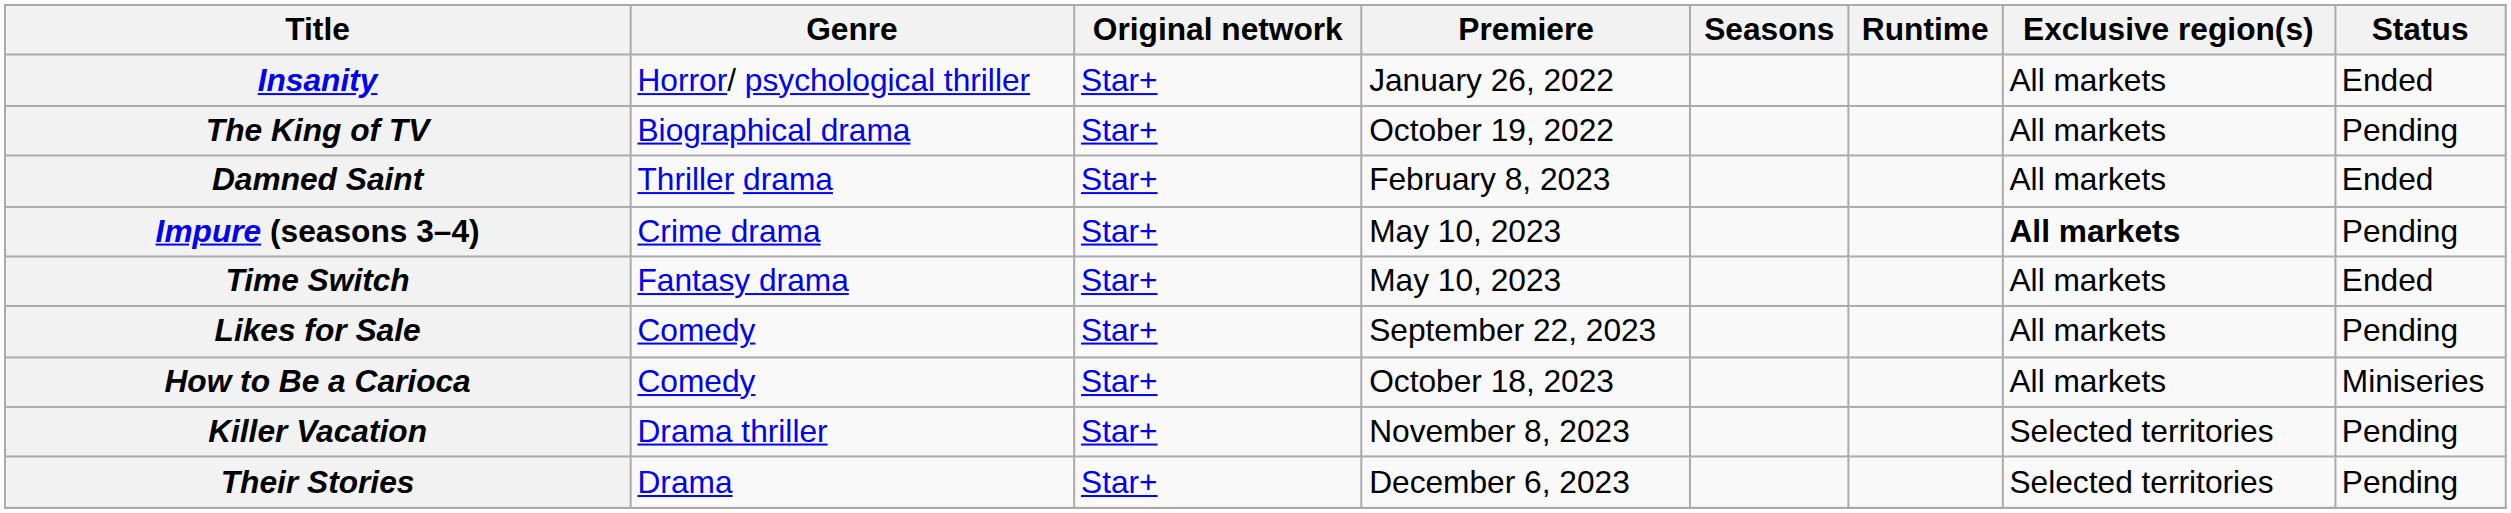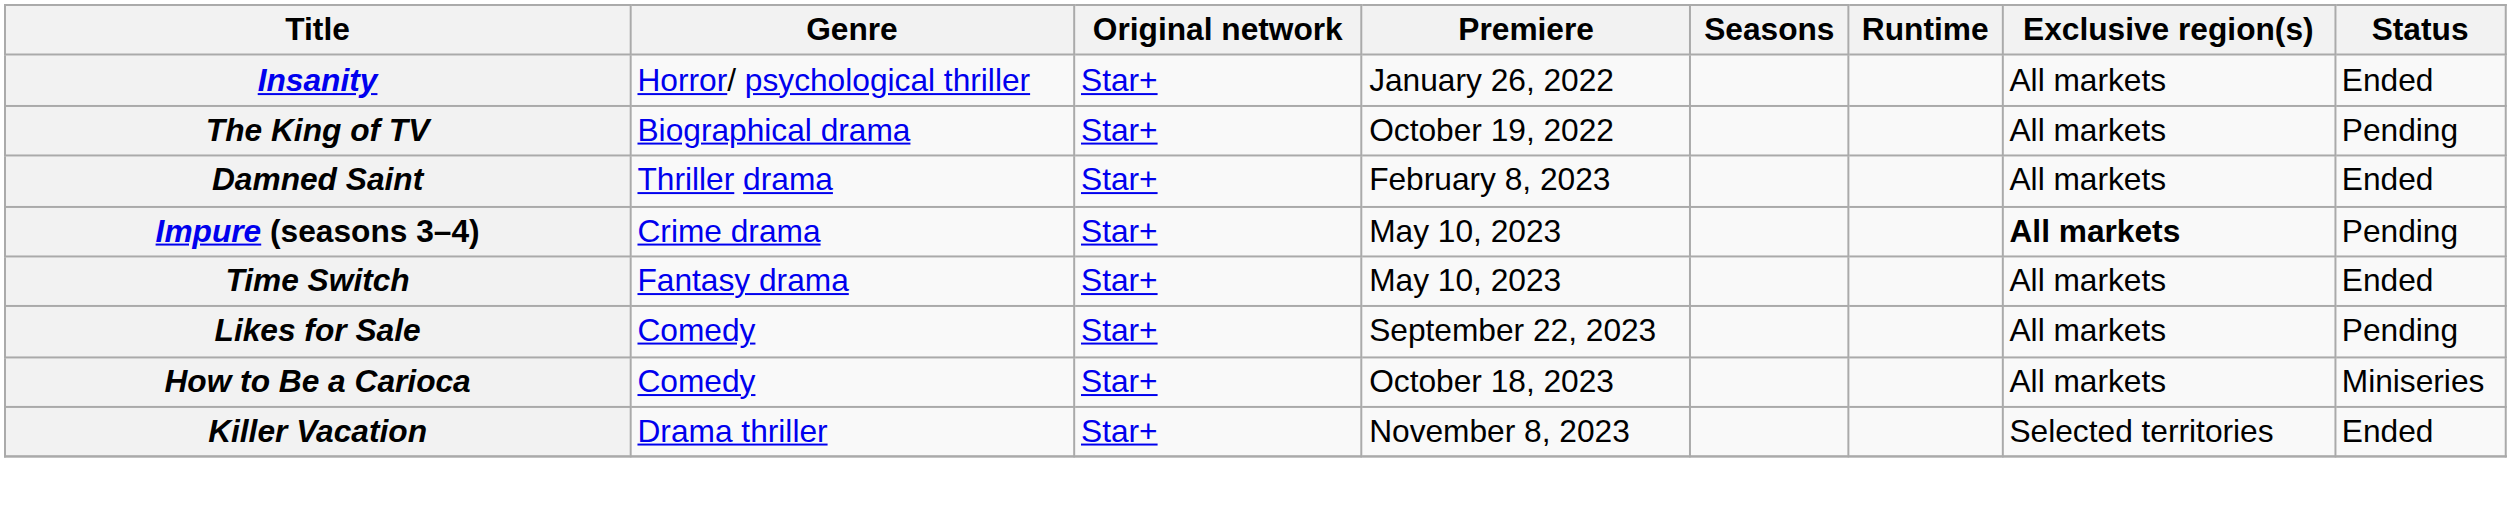(2400, 431) Pending -> (2388, 431) Ended
- row: (318, 481)
